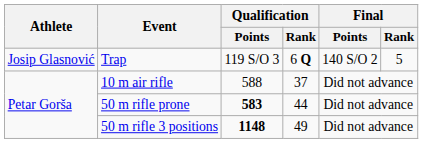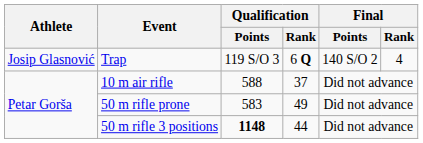(399, 60) 5 -> (399, 60) 4
(252, 105) bold -> (252, 105) normal
(301, 105) 44 -> (301, 105) 49
(301, 127) 49 -> (301, 127) 44
